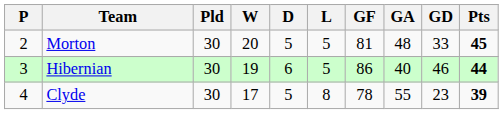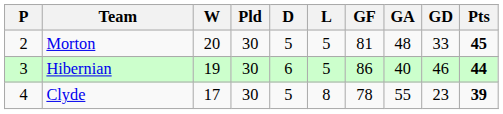columns swapped: (212, 17) <-> (250, 17)
